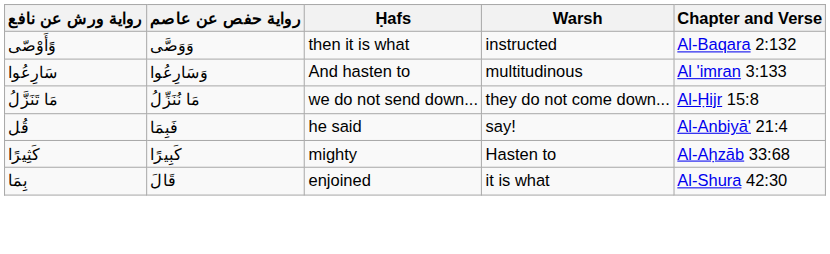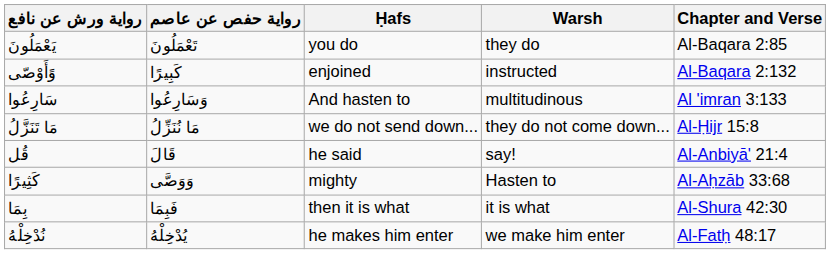+ row: (32, 45)
(172, 45) وَوَصَّى -> (166, 72) كَبِيرًا
(359, 45) then it is what -> (340, 72) enjoined
(164, 127) فَبِمَا -> (163, 154) قَالَ
(166, 154) كَبِيرًا -> (172, 181) وَوَصَّى
(163, 181) قَالَ -> (164, 208) فَبِمَا
(340, 181) enjoined -> (359, 208) then it is what
+ row: (27, 235)
